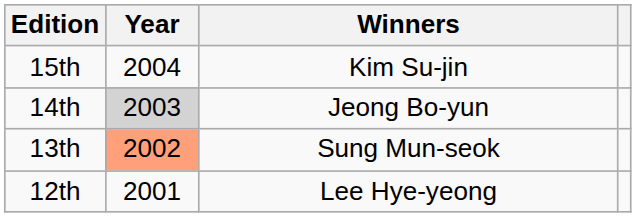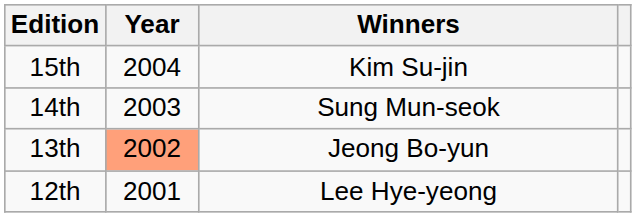(152, 107) lightgrey background -> (152, 107) no background
(408, 107) Jeong Bo-yun -> (408, 107) Sung Mun-seok
(408, 149) Sung Mun-seok -> (408, 149) Jeong Bo-yun
